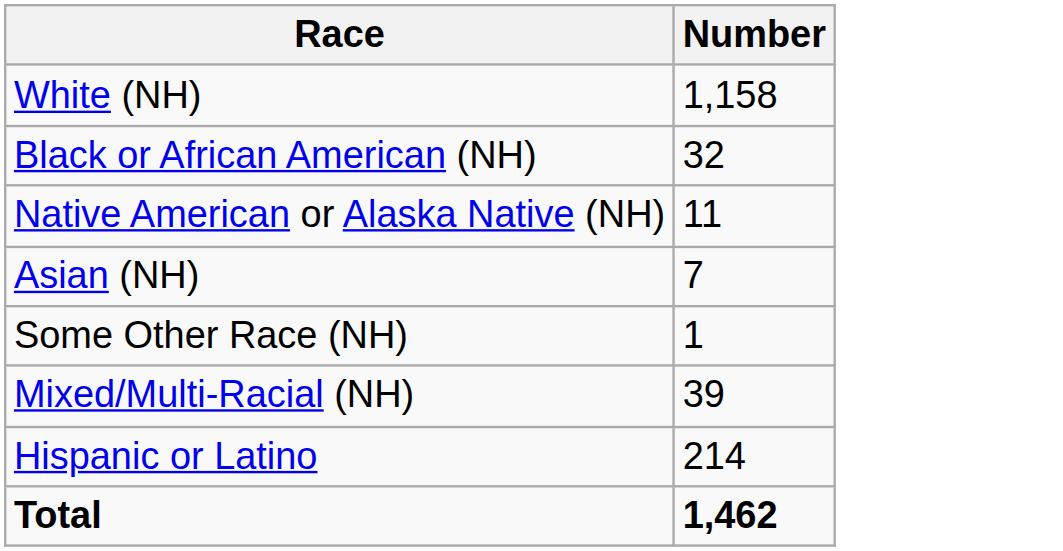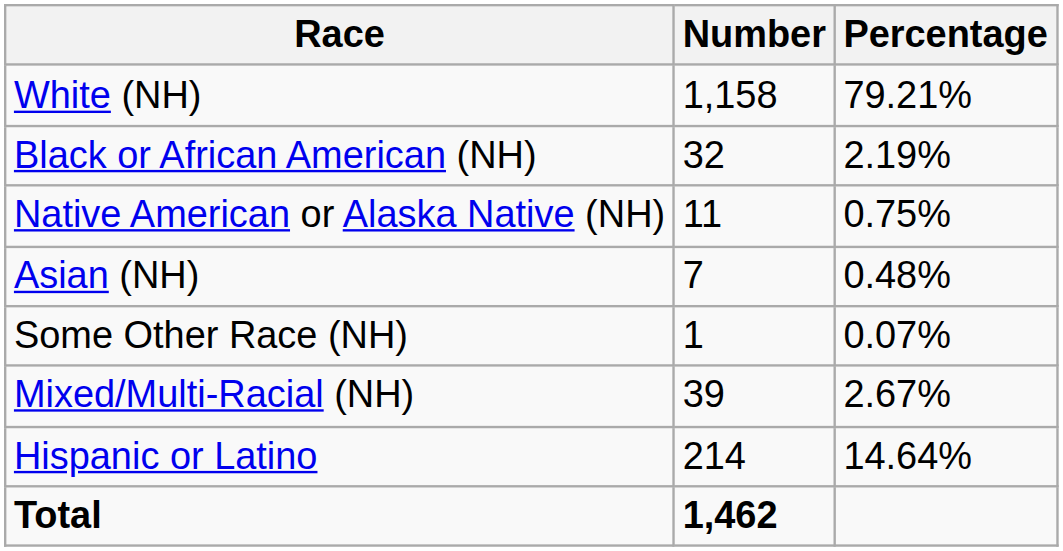+ column: (946, 34)
